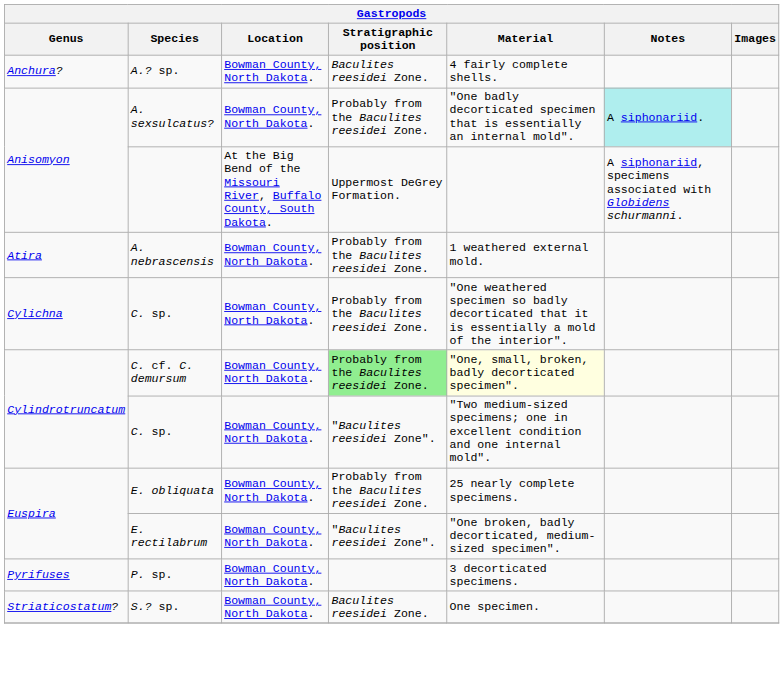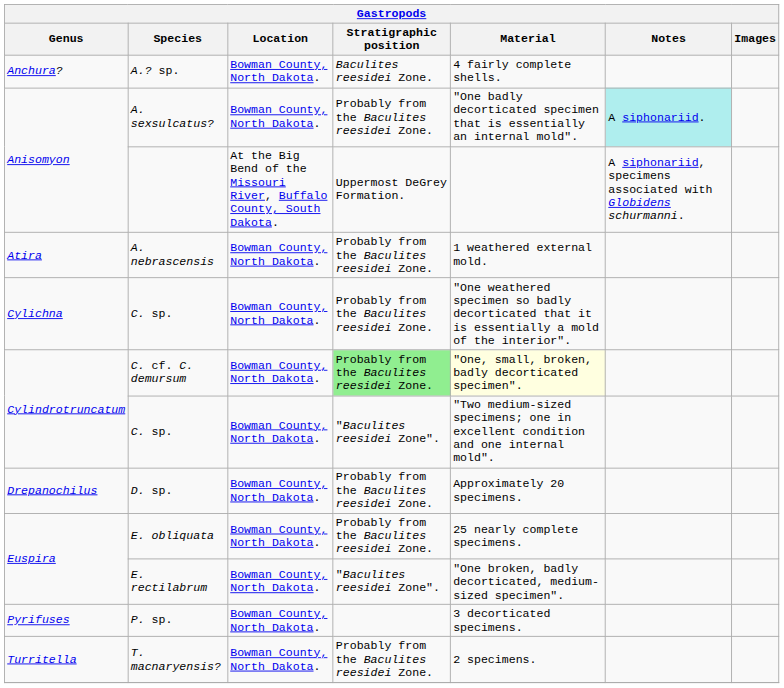+ row: (52, 491)
- row: (63, 607)
+ row: (42, 660)
